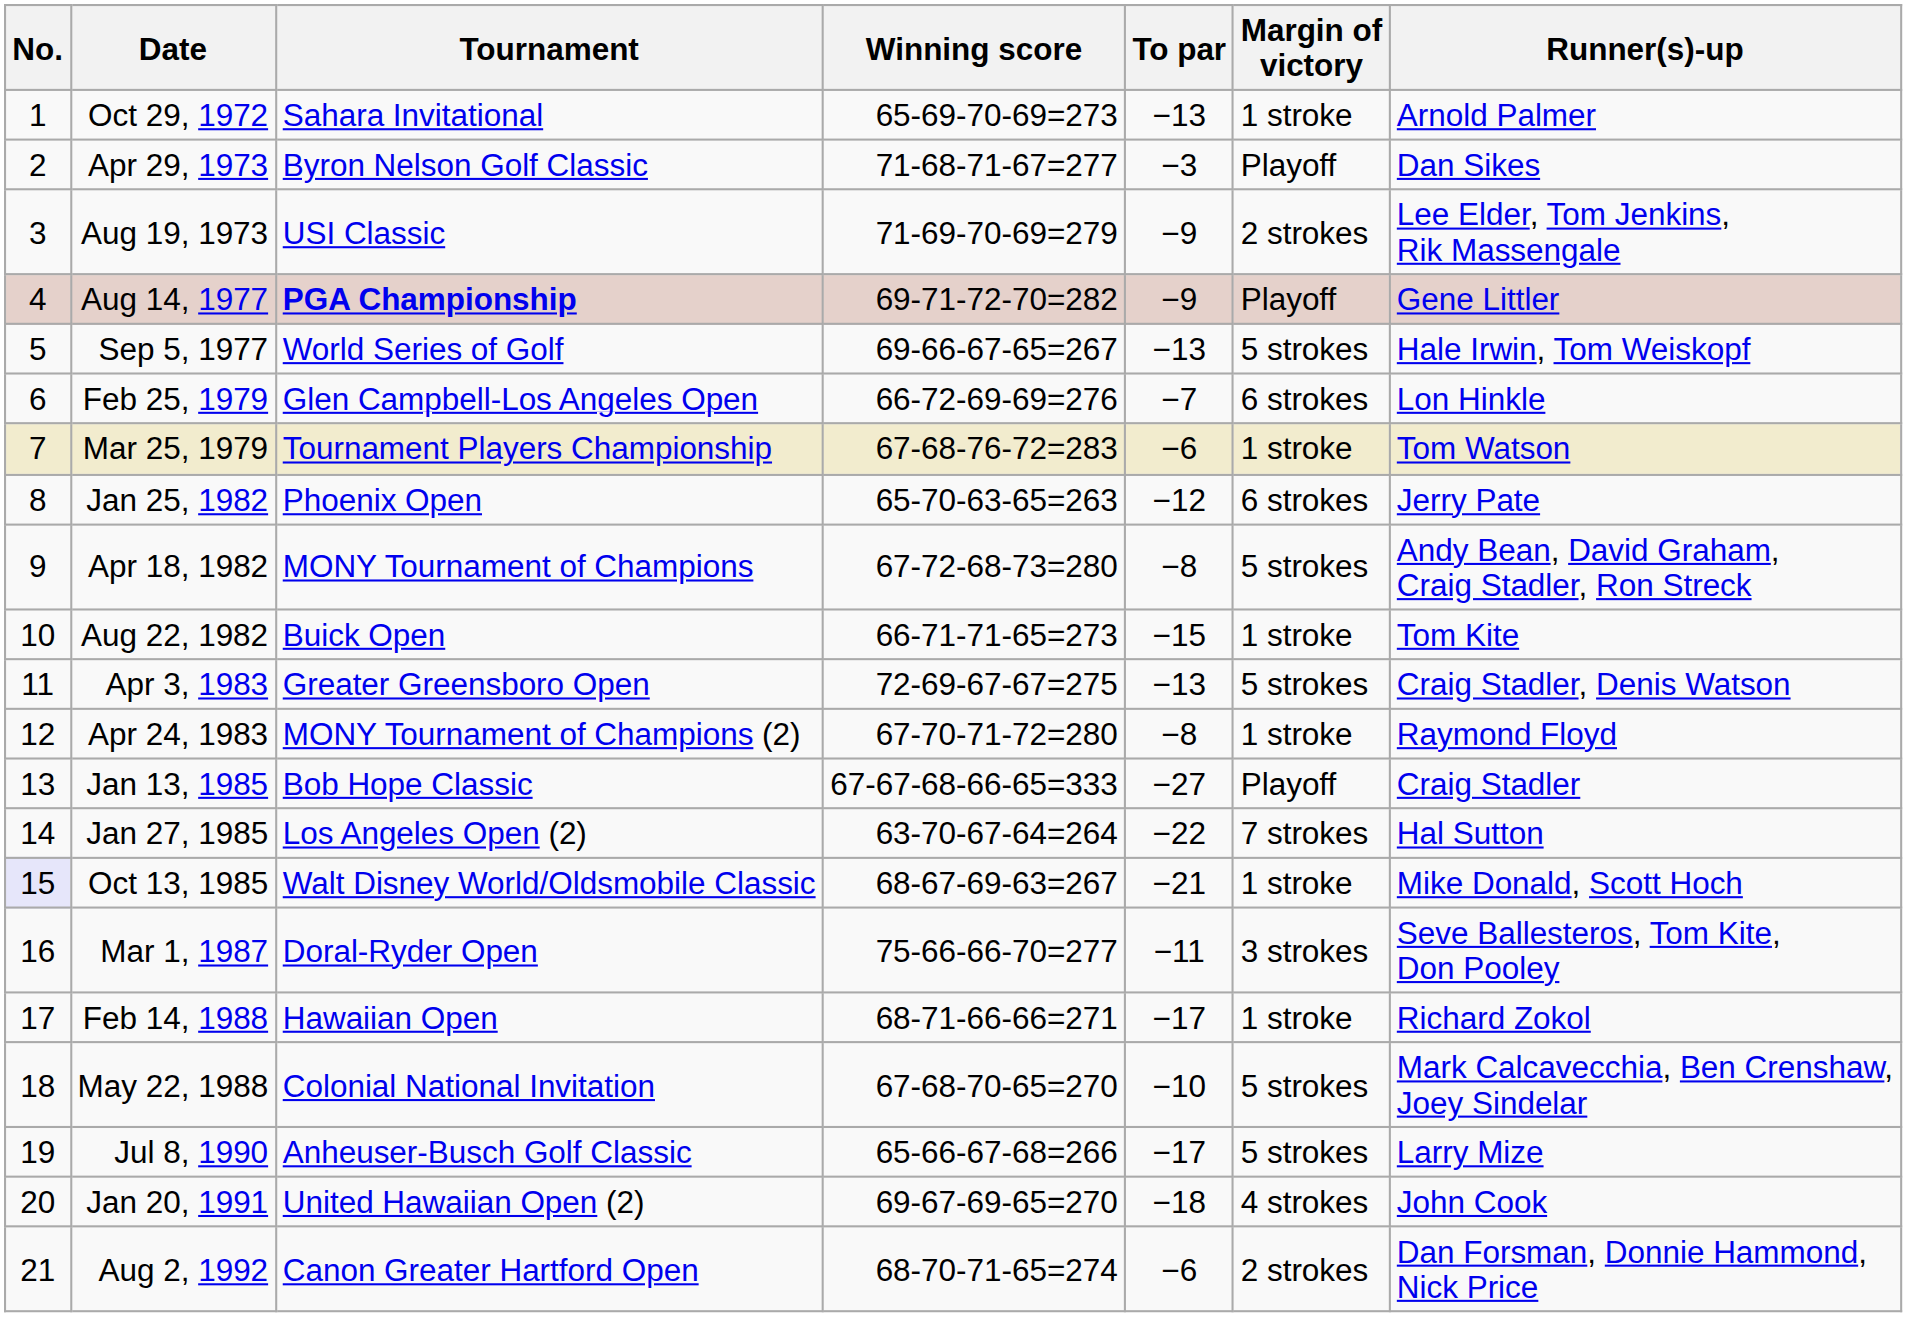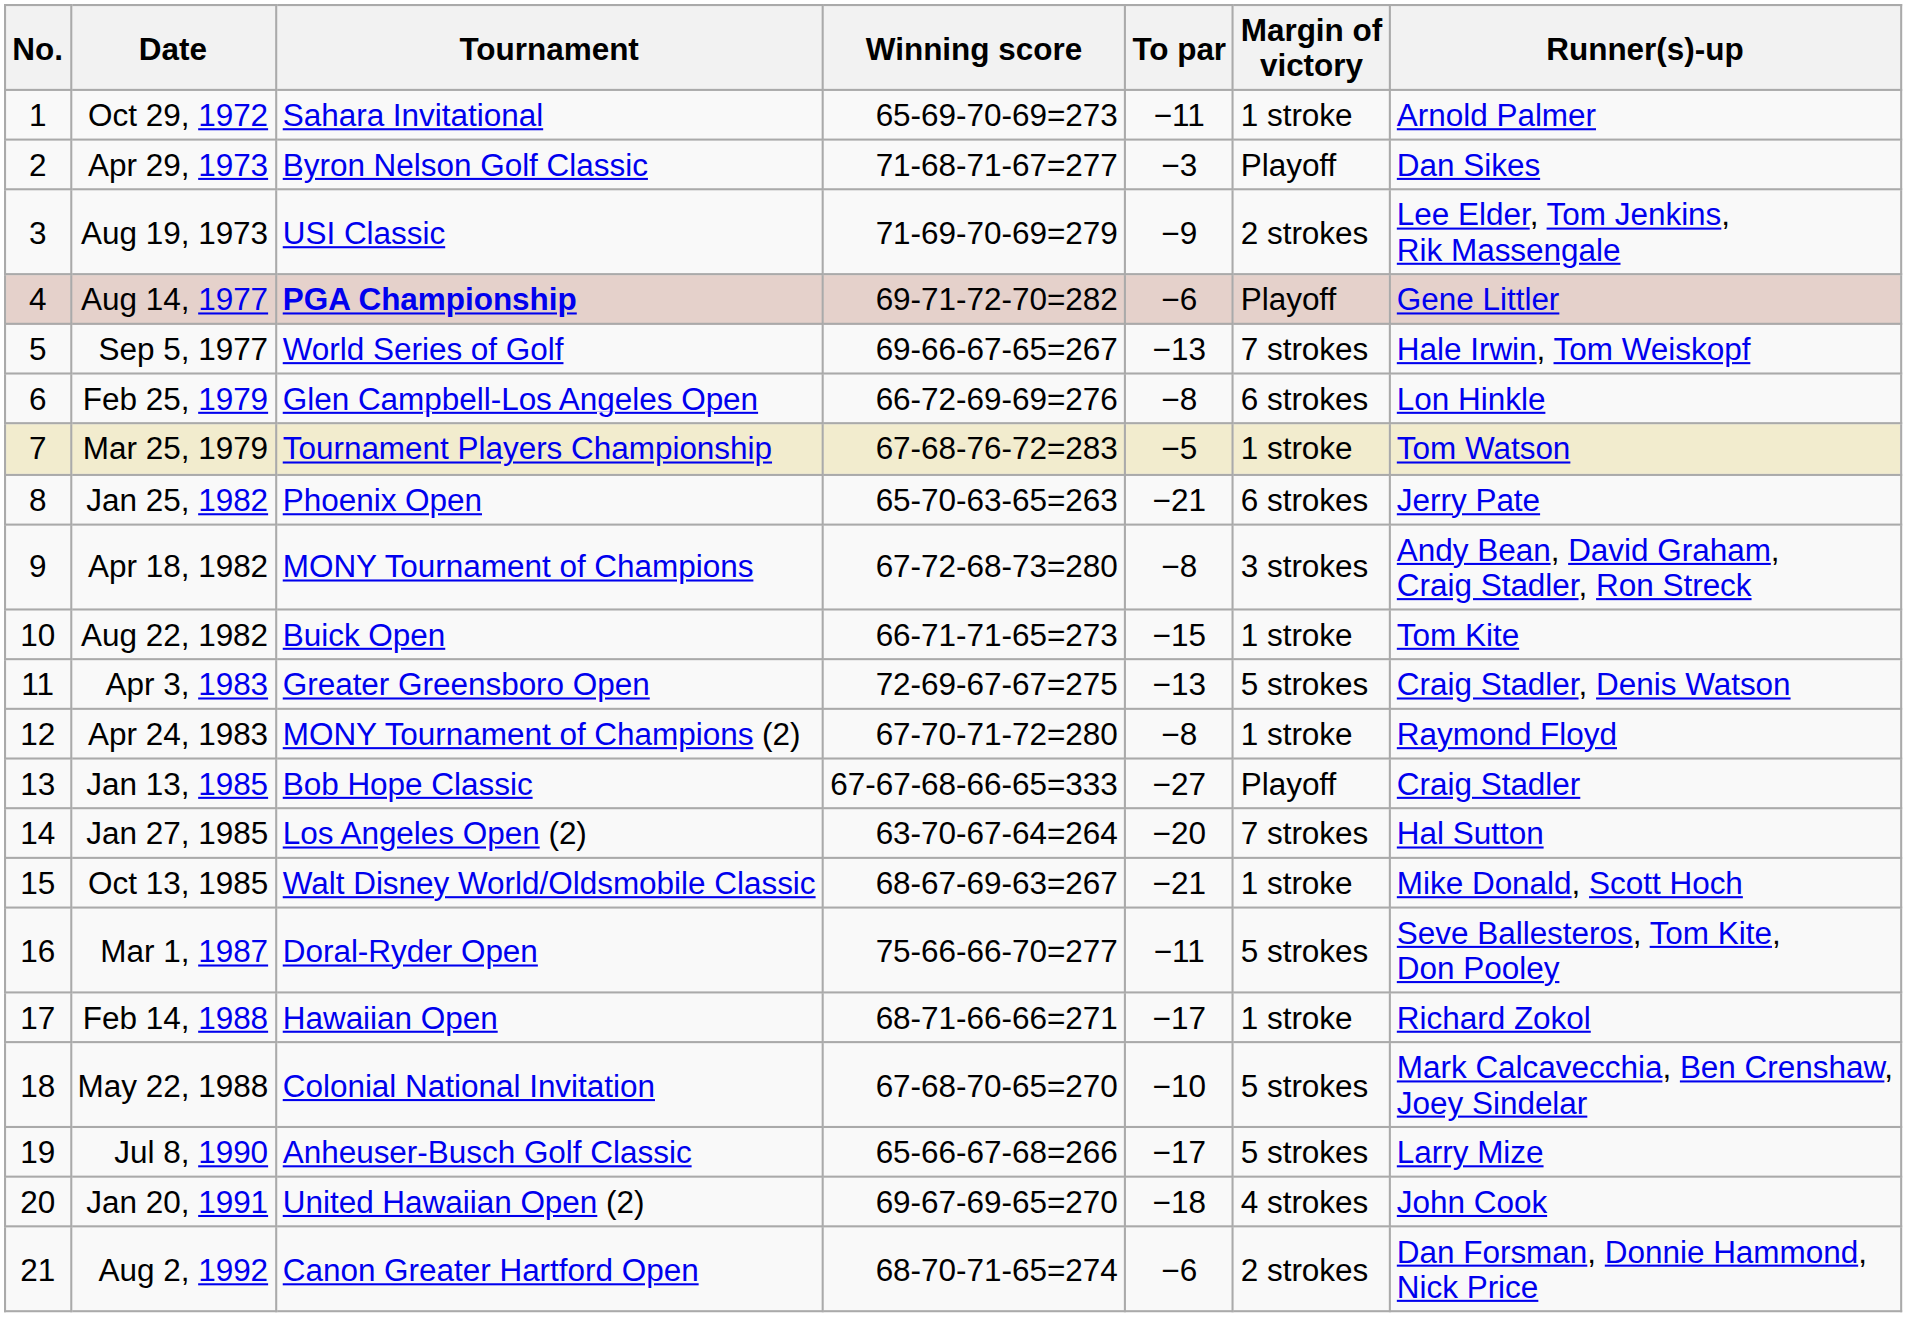(1179, 115) −13 -> (1179, 115) −11
(1179, 300) −9 -> (1179, 300) −6
(1305, 350) 5 strokes -> (1305, 350) 7 strokes
(1179, 399) −7 -> (1179, 399) −8
(1179, 449) −6 -> (1179, 449) −5
(1179, 499) −12 -> (1179, 499) −21
(1305, 566) 5 strokes -> (1305, 566) 3 strokes
(1179, 833) −22 -> (1179, 833) −20
(38, 883) lavender background -> (38, 883) no background
(1305, 950) 3 strokes -> (1305, 950) 5 strokes
